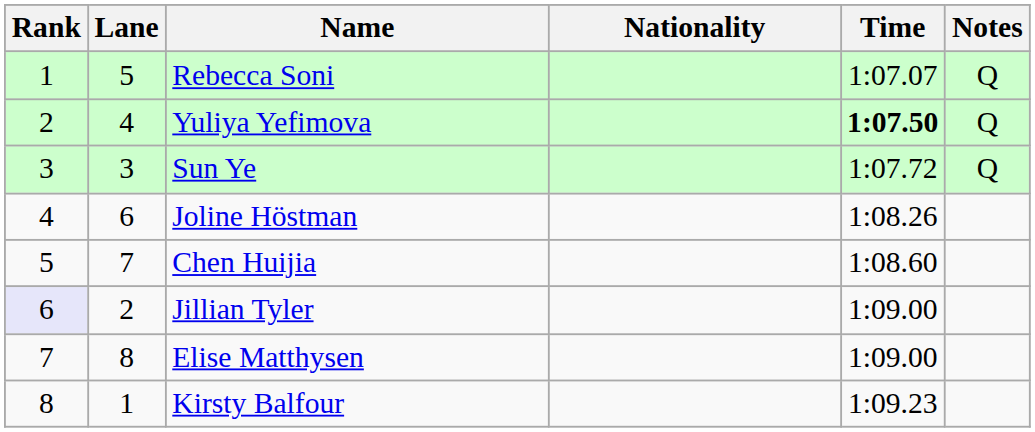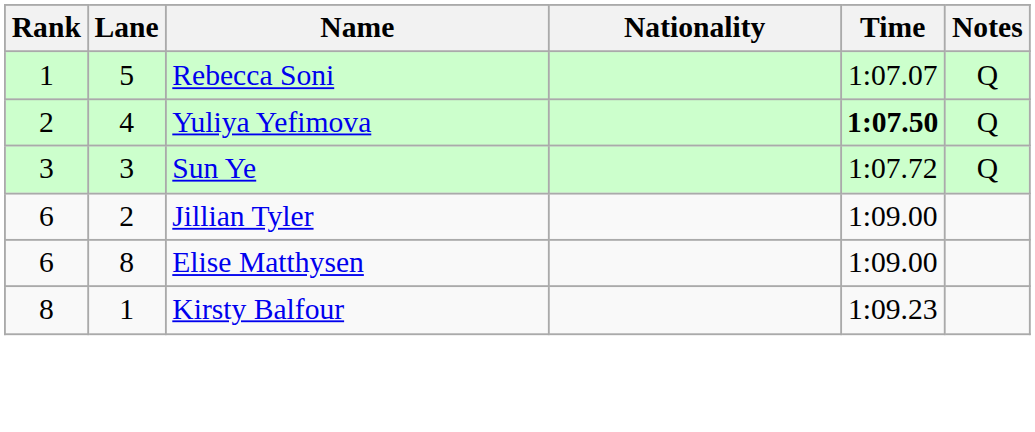- row: (265, 215)
- row: (244, 262)
(46, 309) lavender background -> (46, 215) no background
(46, 356) 7 -> (46, 262) 6
